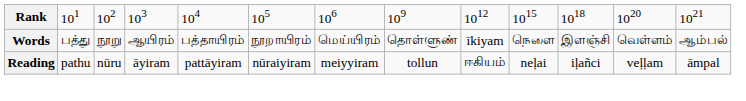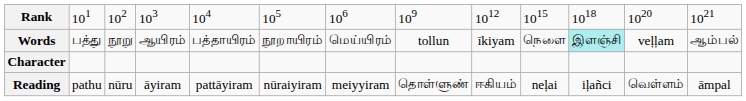(423, 39) தொள்ளுண் -> (434, 40) tollun
(586, 39) no background -> (597, 39) paleturquoise background
(645, 39) வெள்ளம் -> (656, 40) veļļam
+ row: (37, 62)
(423, 63) tollun -> (434, 83) தொள்ளுண்
(645, 63) veļļam -> (656, 83) வெள்ளம்
